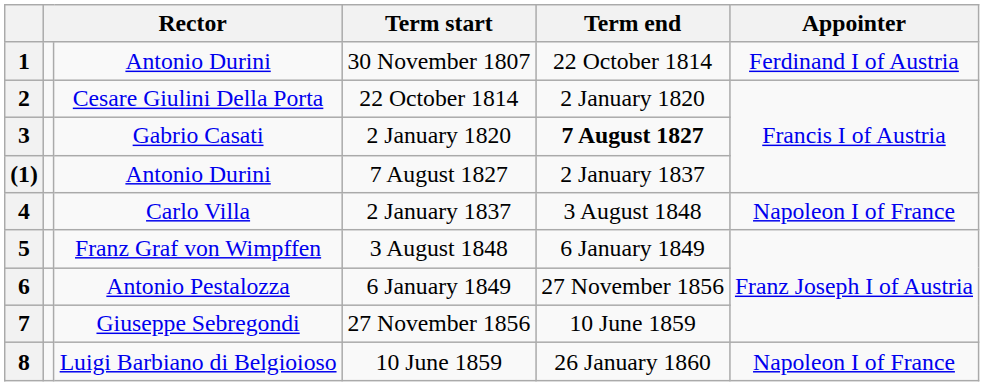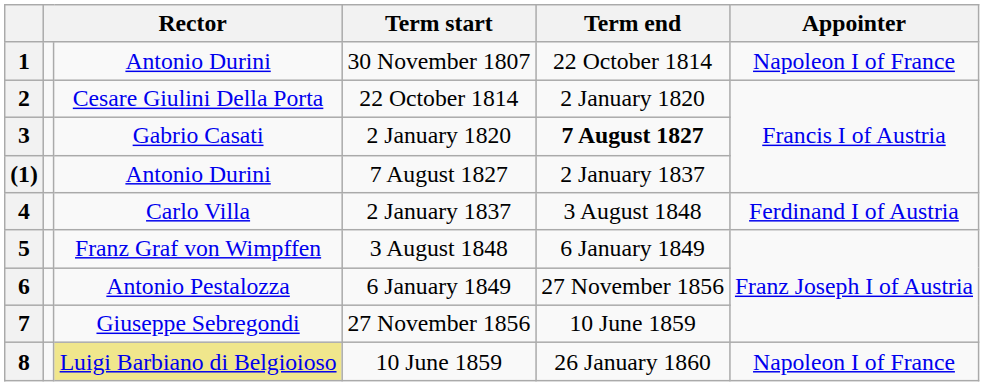(854, 60) Ferdinand I of Austria -> (854, 60) Napoleon I of France
(854, 211) Napoleon I of France -> (854, 211) Ferdinand I of Austria
(198, 361) no background -> (198, 361) khaki background
